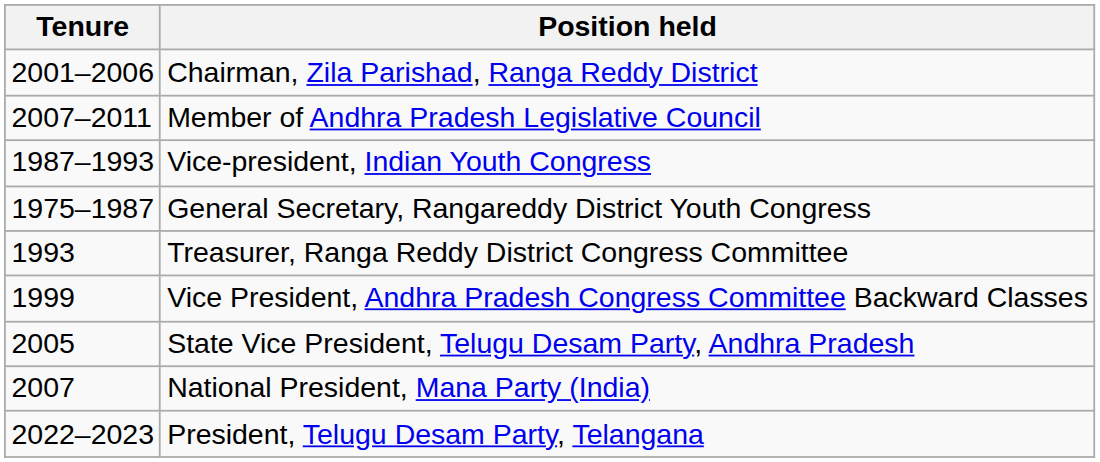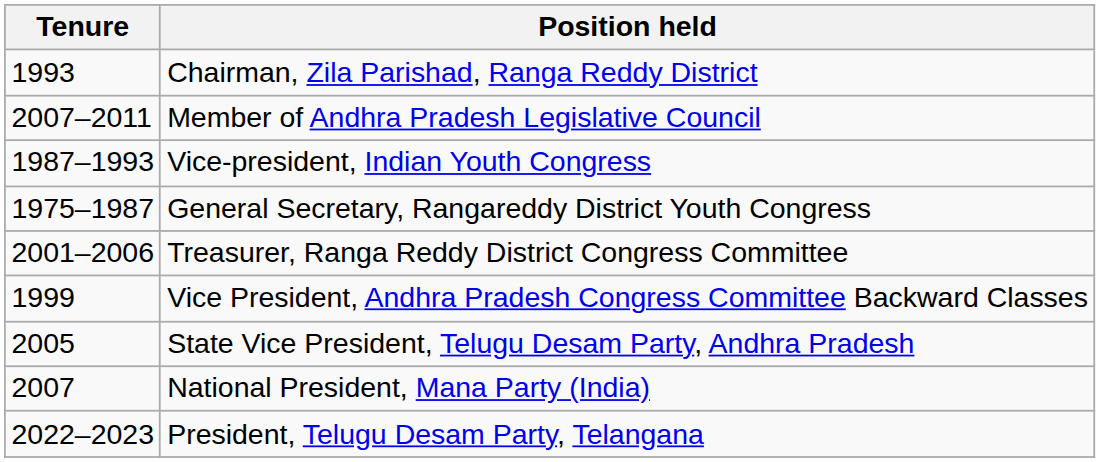(83, 72) 2001–2006 -> (43, 72) 1993
(43, 252) 1993 -> (83, 252) 2001–2006
